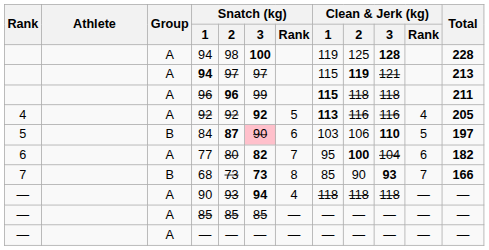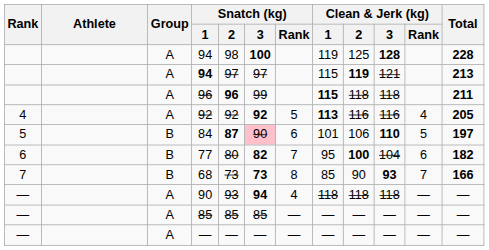(328, 134) 103 -> (328, 134) 101
(170, 154) A -> (170, 154) B
